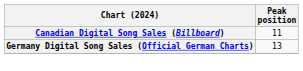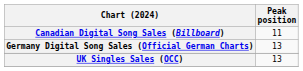+ row: (130, 60)
